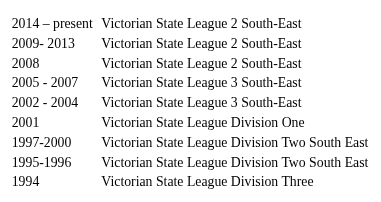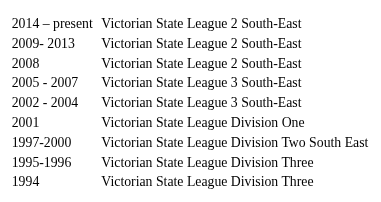(235, 162) Victorian State League Division Two South East -> (207, 162) Victorian State League Division Three
